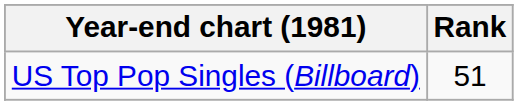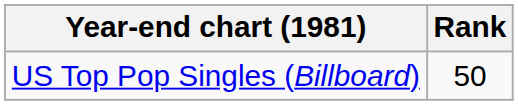(470, 75) 51 -> (470, 75) 50
